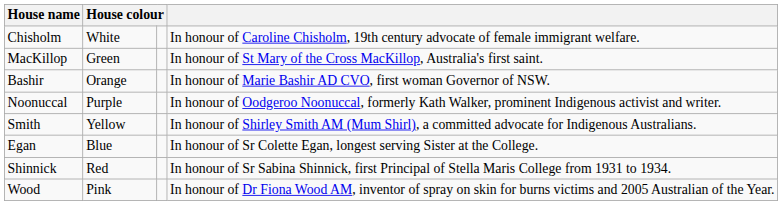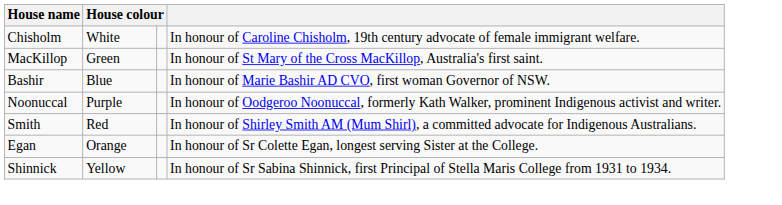(106, 80) Orange -> (99, 80) Blue
(106, 124) Yellow -> (97, 124) Red
(99, 146) Blue -> (106, 146) Orange
(97, 168) Red -> (106, 168) Yellow
- row: (24, 189)
